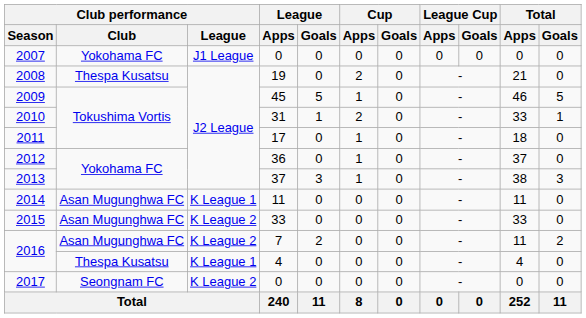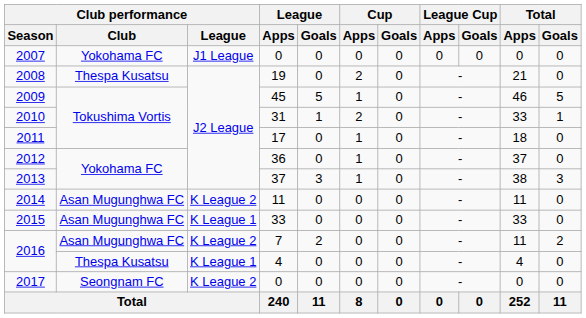(223, 199) K League 1 -> (223, 199) K League 2
(223, 220) K League 2 -> (223, 220) K League 1
